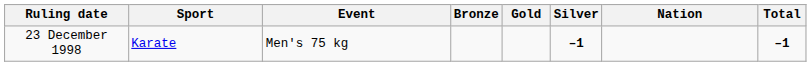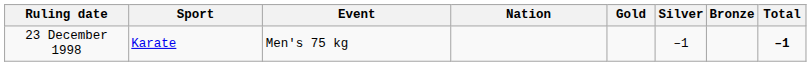columns swapped: (680, 15) <-> (476, 15)
(576, 43) bold -> (681, 43) normal
